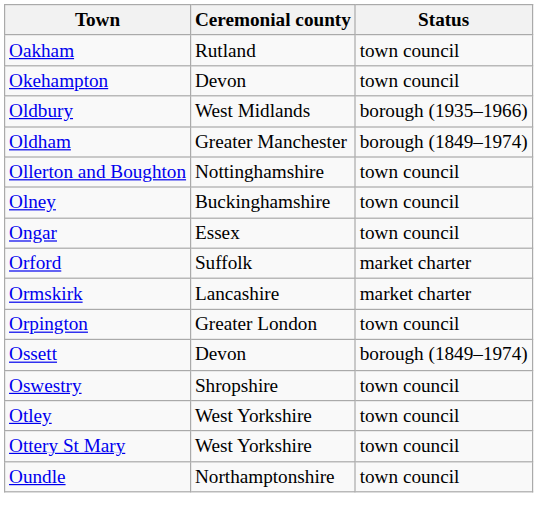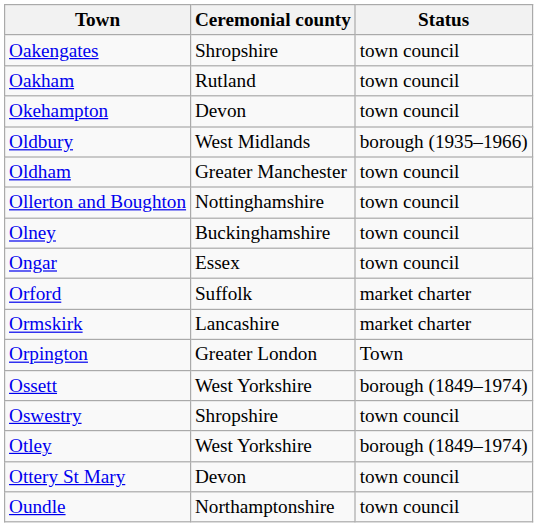+ row: (54, 50)
(444, 141) borough (1849–1974) -> (410, 171) town council
(410, 324) town council -> (381, 354) Town
(221, 354) Devon -> (253, 385) West Yorkshire
(410, 415) town council -> (444, 446) borough (1849–1974)
(253, 446) West Yorkshire -> (221, 476) Devon
